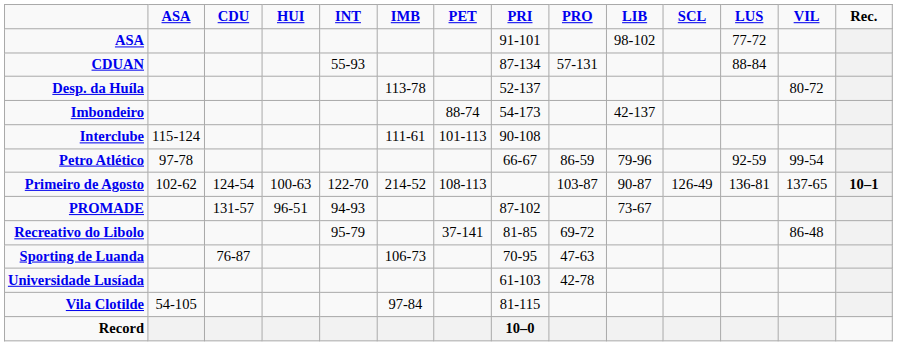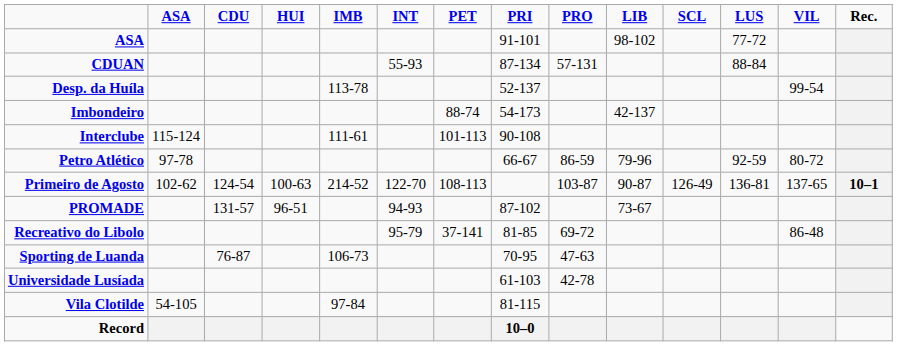columns swapped: (405, 16) <-> (348, 16)
(807, 88) 80-72 -> (807, 88) 99-54
(807, 160) 99-54 -> (807, 160) 80-72
